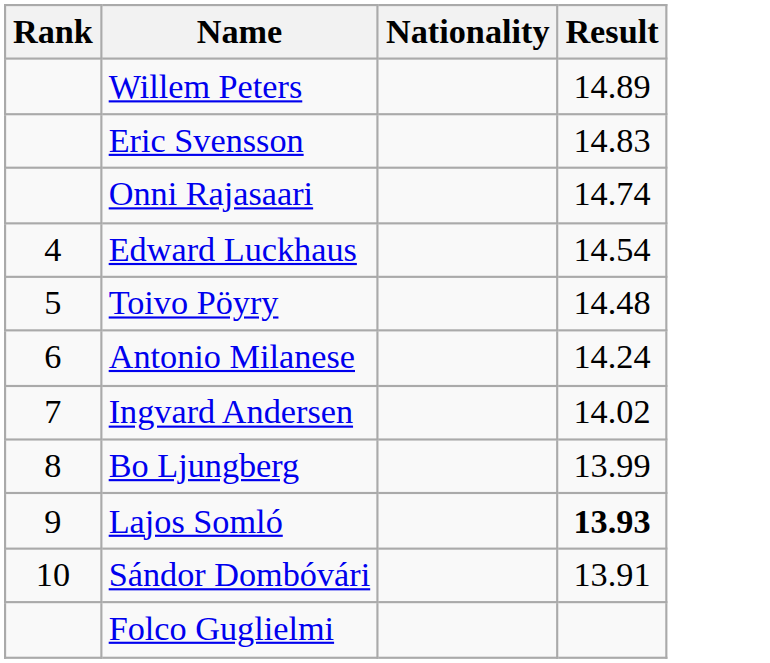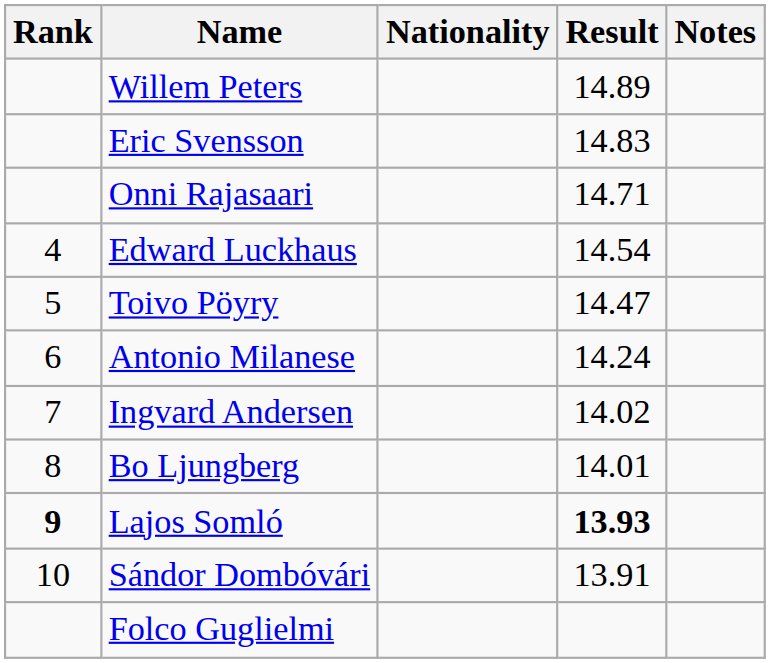+ column: (715, 31)
(612, 194) 14.74 -> (612, 194) 14.71
(612, 303) 14.48 -> (612, 303) 14.47
(612, 466) 13.99 -> (612, 466) 14.01
(53, 520) normal -> (53, 520) bold
